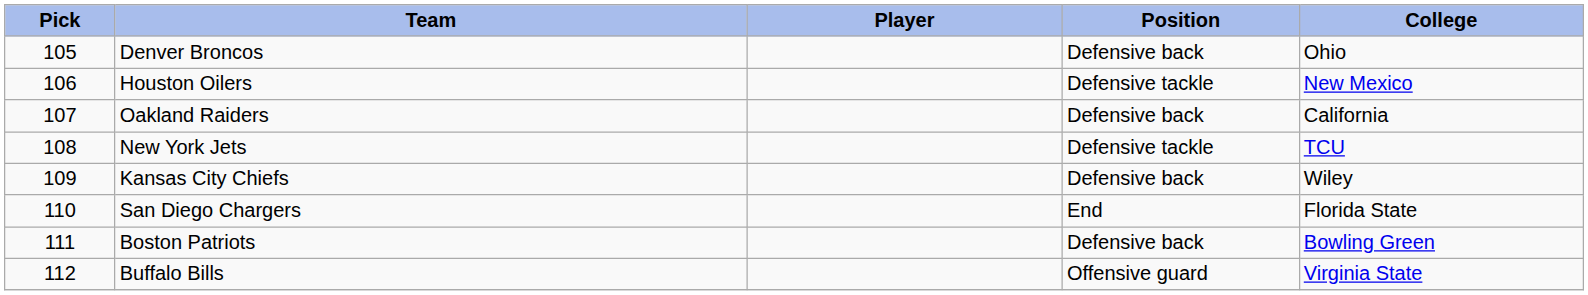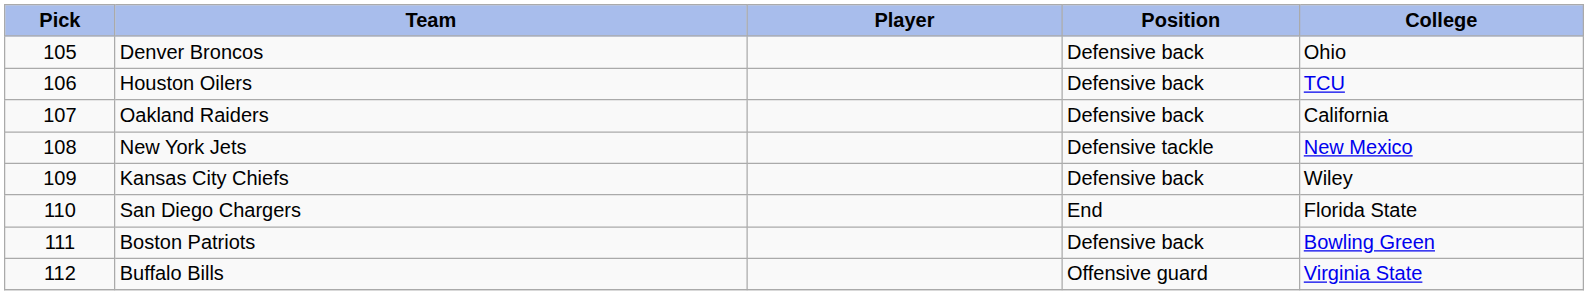(1140, 83) Defensive tackle -> (1135, 83) Defensive back
(1358, 83) New Mexico -> (1324, 83) TCU
(1324, 147) TCU -> (1358, 147) New Mexico
